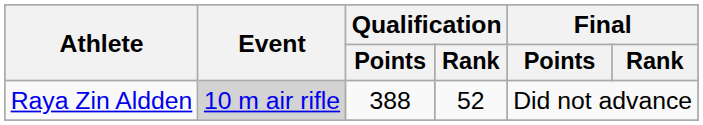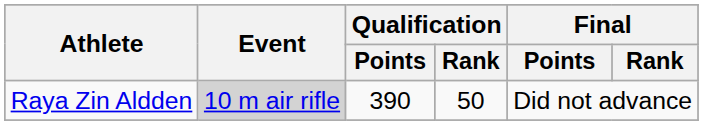(390, 101) 388 -> (390, 101) 390
(471, 101) 52 -> (471, 101) 50
